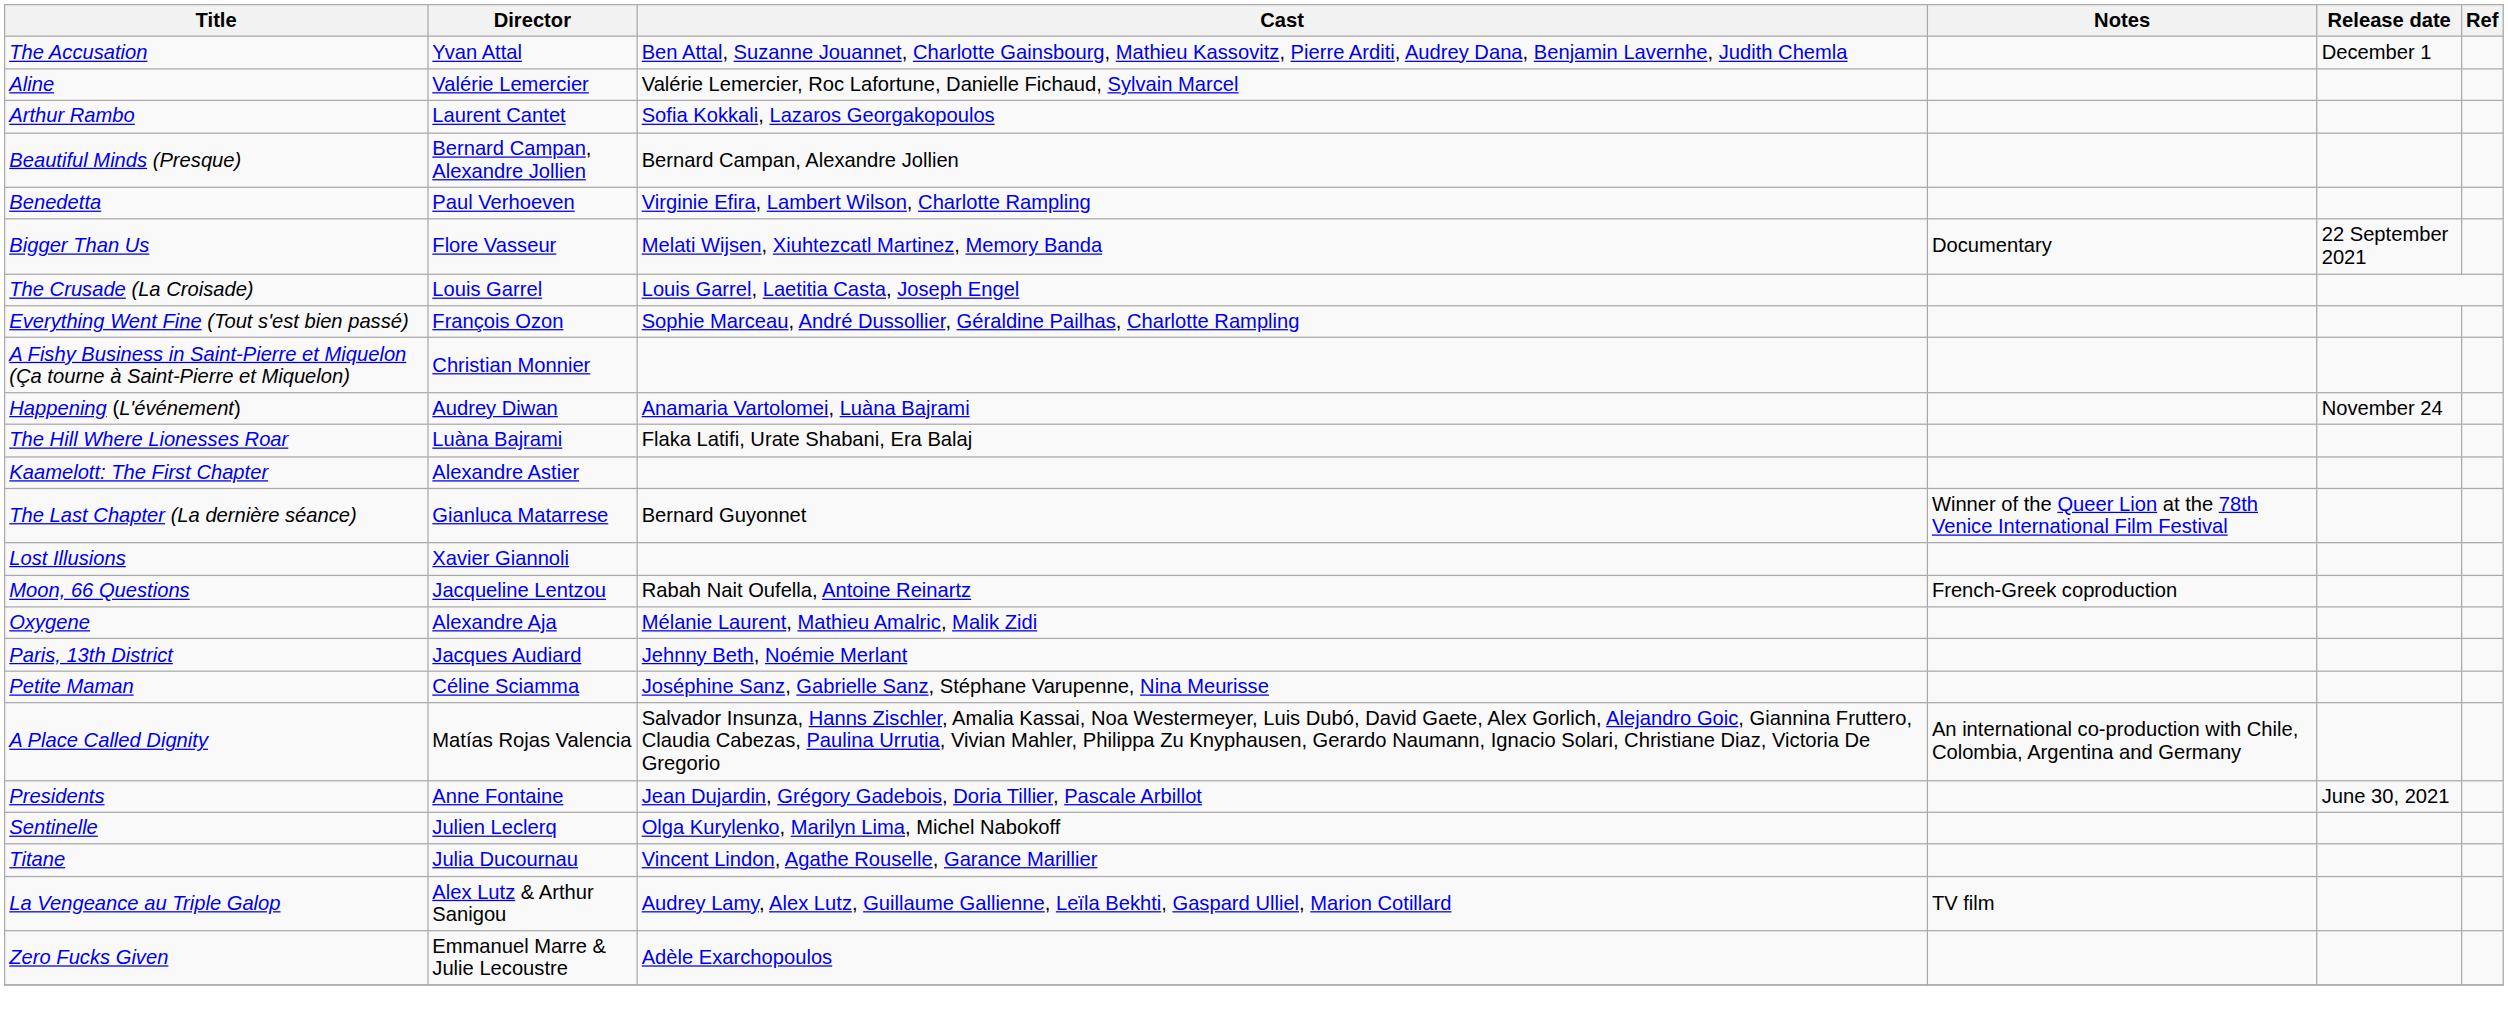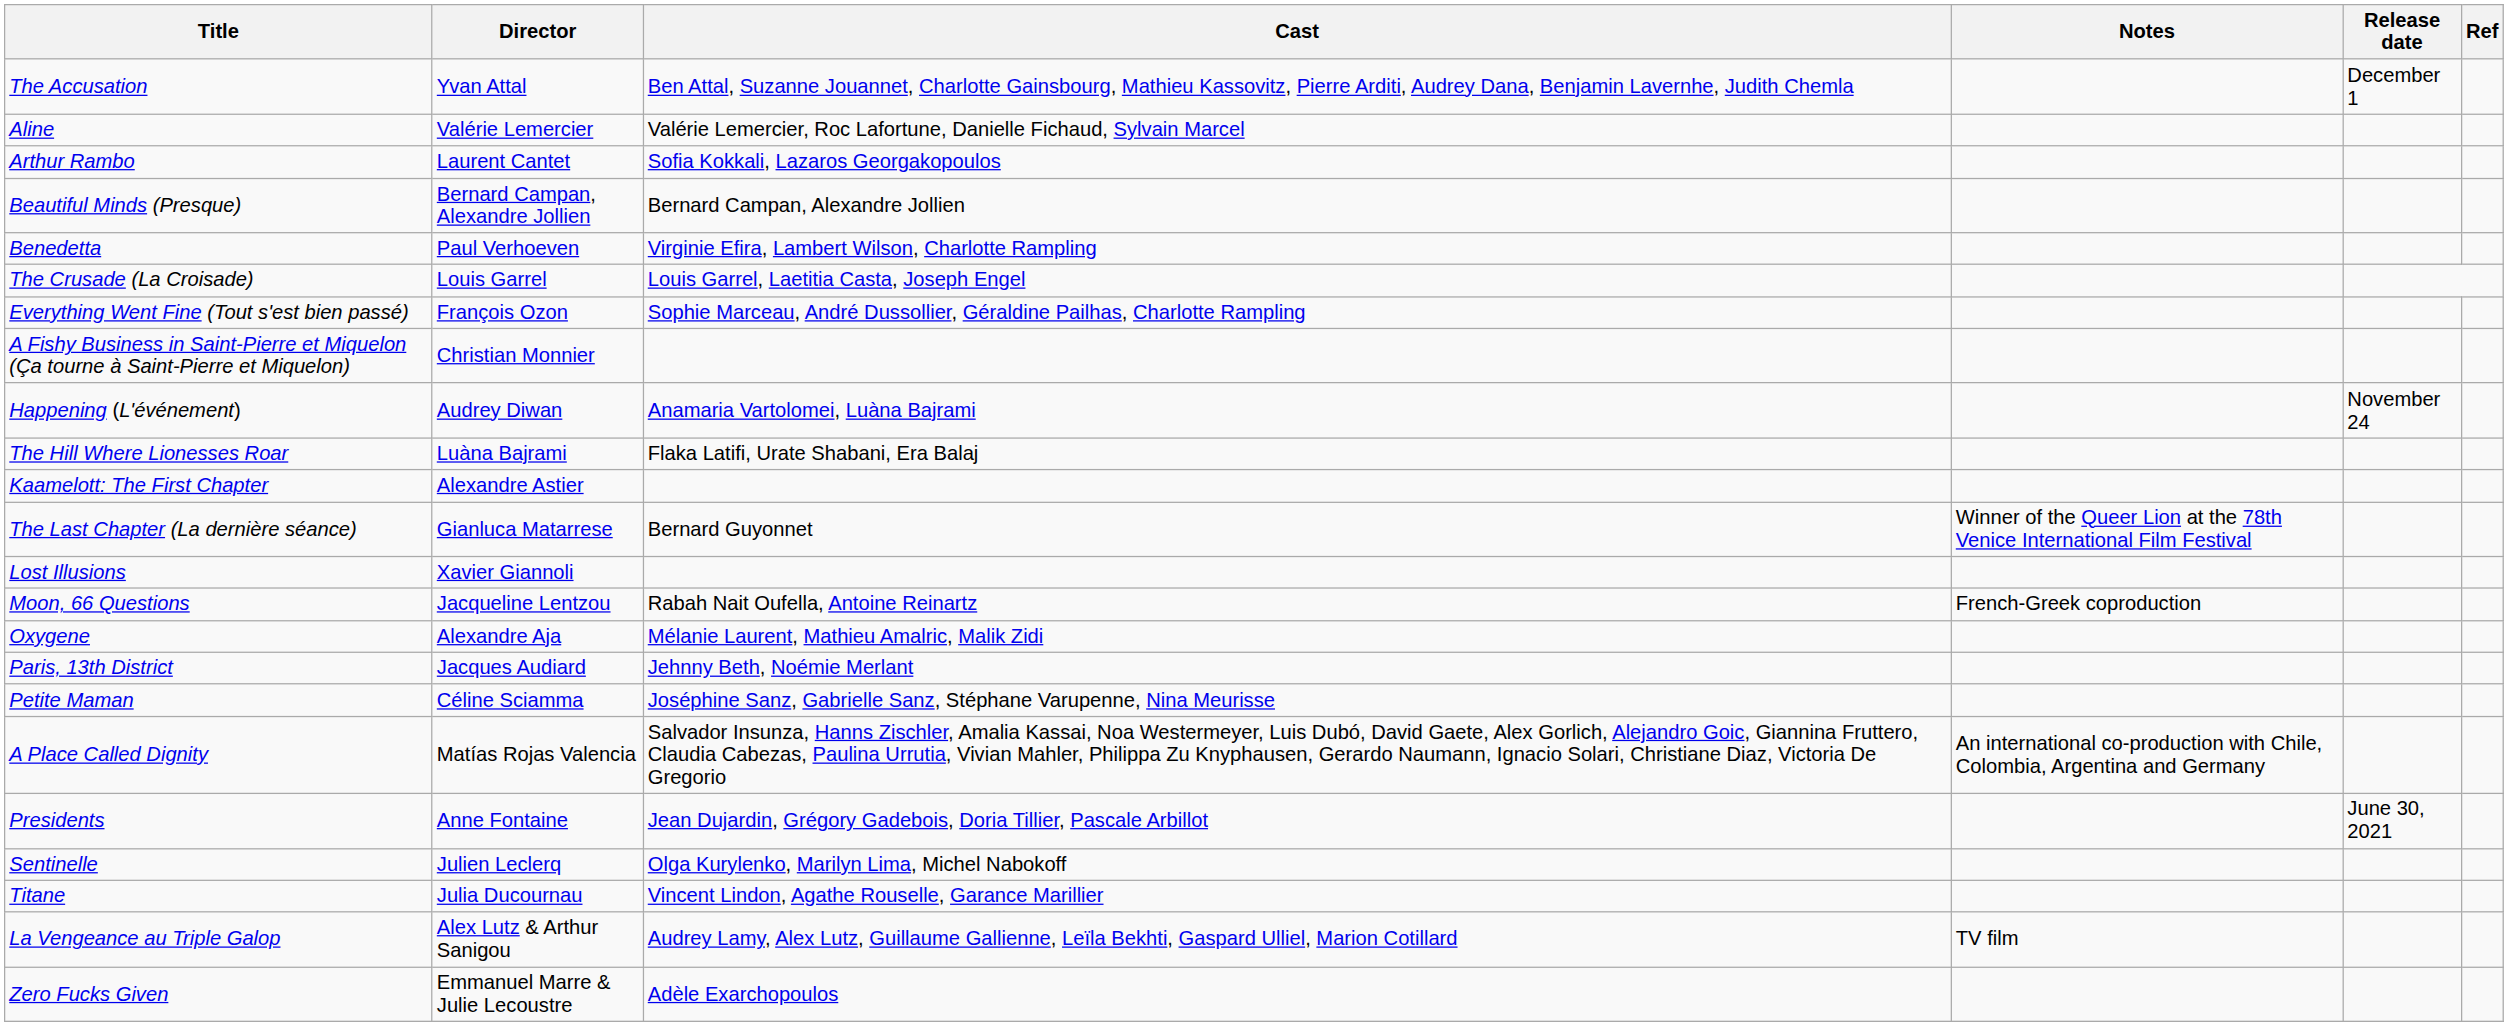- row: (79, 246)
